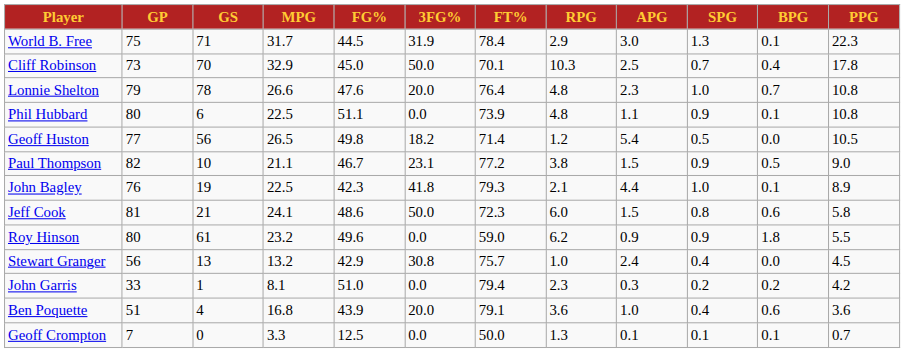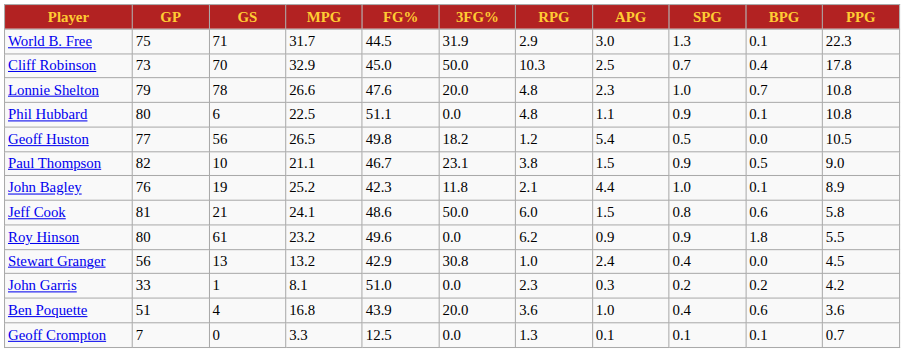- column: (511, 17)
(280, 188) 22.5 -> (302, 188) 25.2
(421, 188) 41.8 -> (455, 188) 11.8
